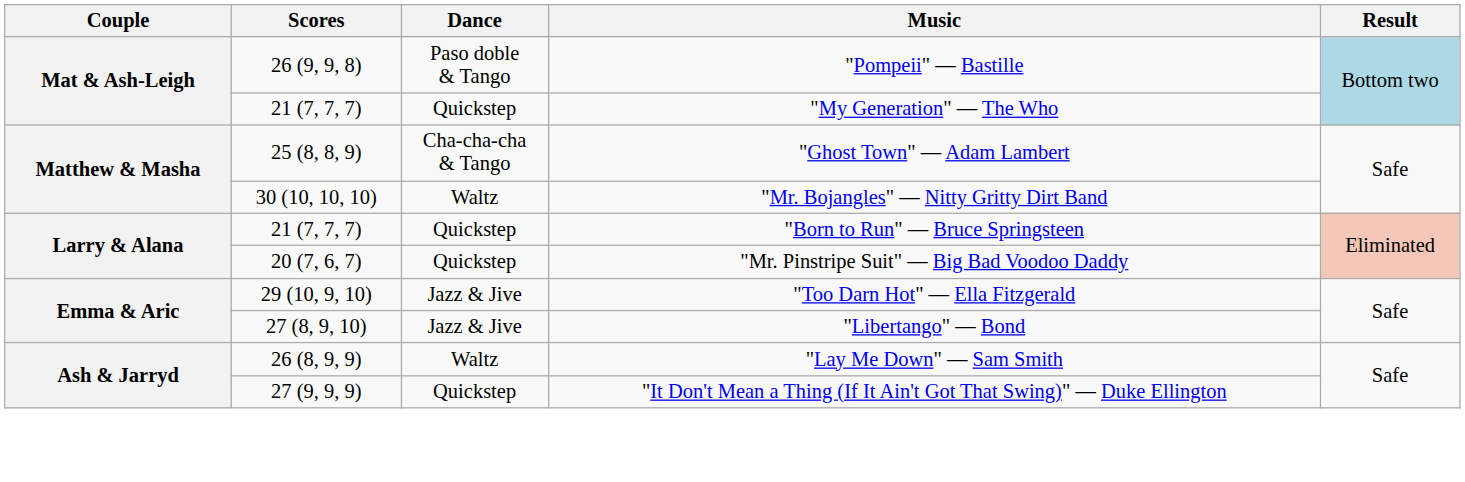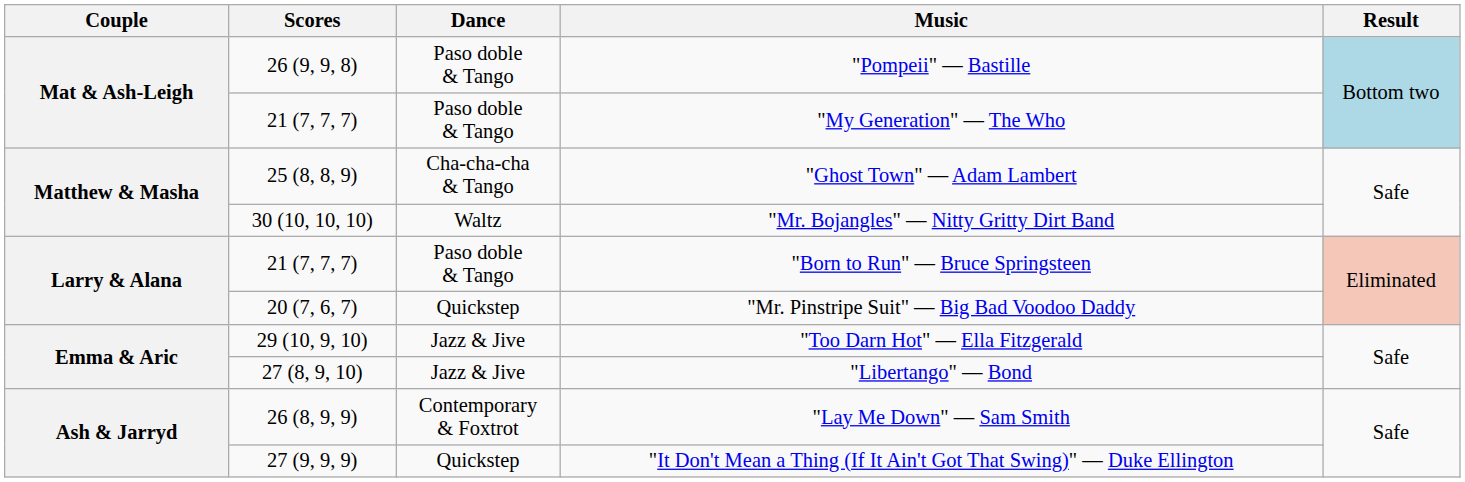(475, 108) Quickstep -> (478, 120) Paso doble & Tango
(475, 229) Quickstep -> (478, 263) Paso doble & Tango
(475, 359) Waltz -> (478, 416) Contemporary & Foxtrot
